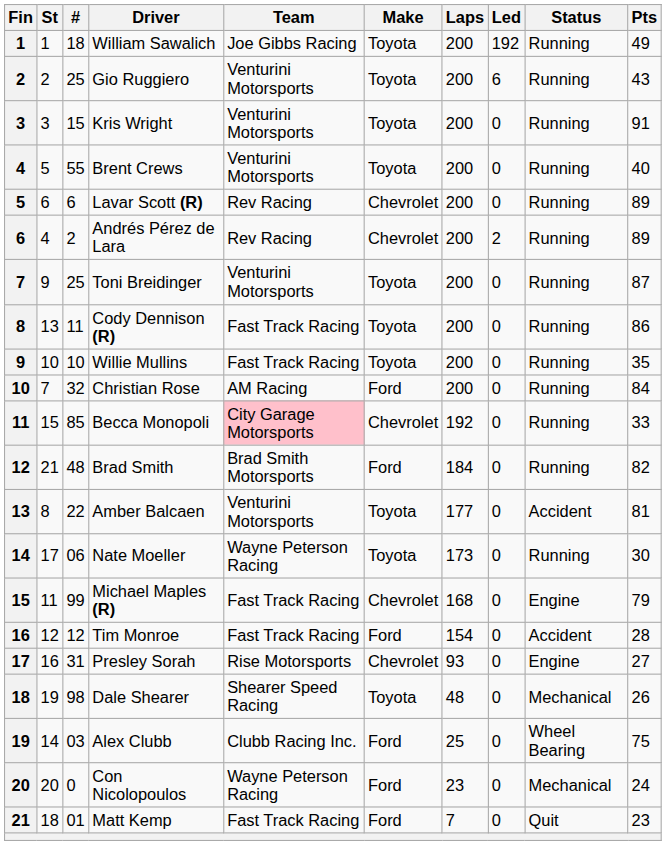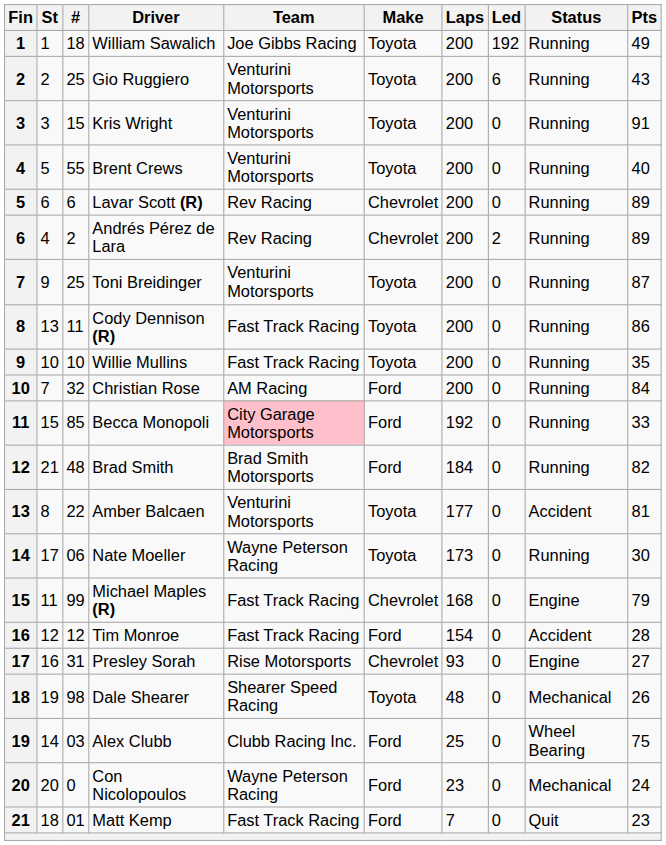(403, 423) Chevrolet -> (385, 423) Ford
